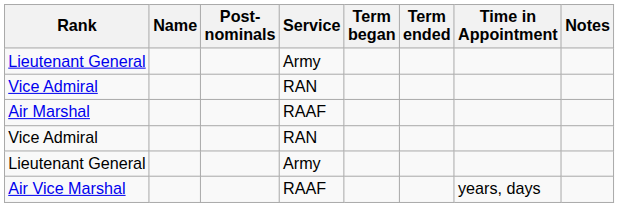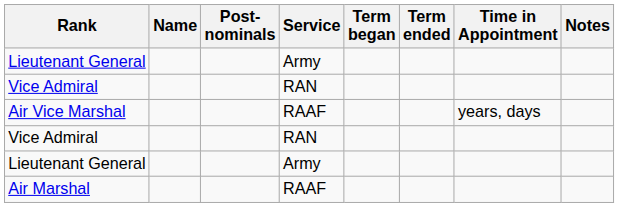rows swapped: (49, 112) <-> (67, 189)
